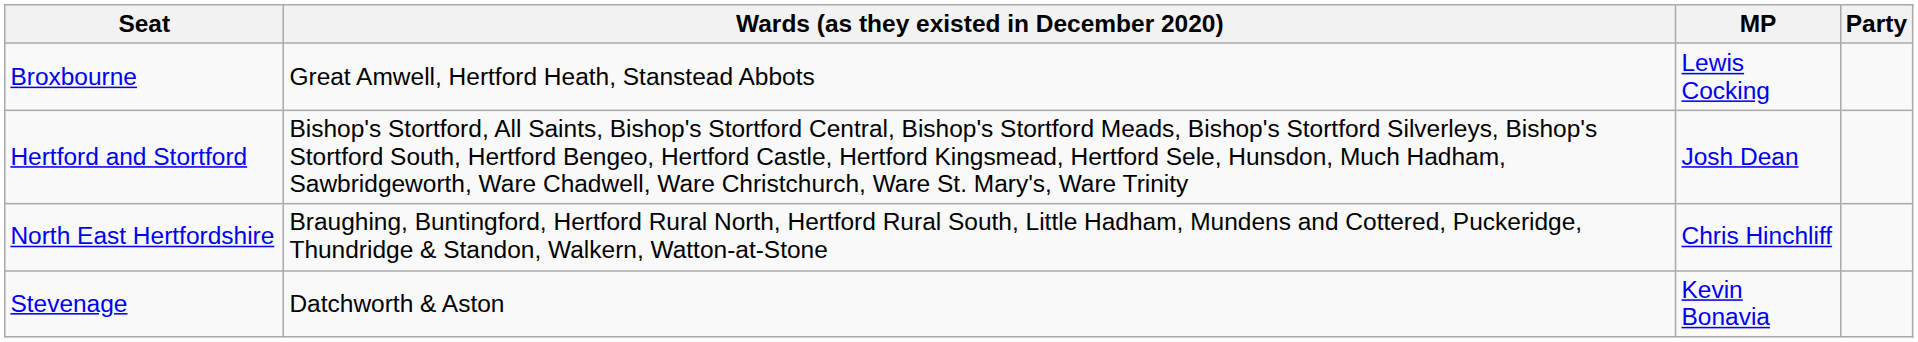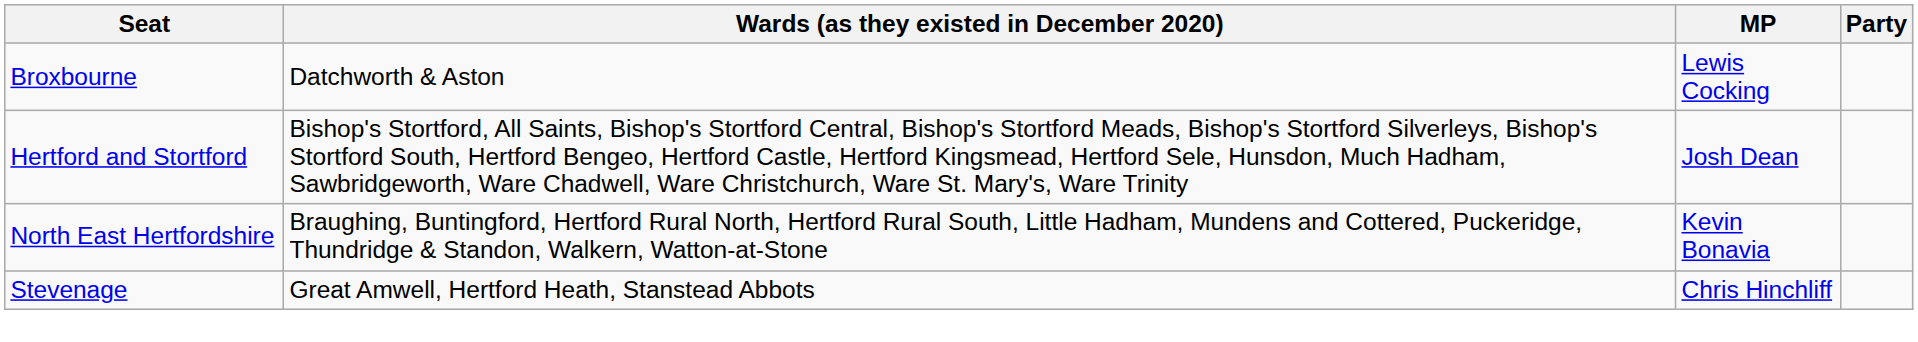(552, 76) Great Amwell, Hertford Heath, Stanstead Abbots -> (397, 76) Datchworth & Aston
(1757, 236) Chris Hinchliff -> (1726, 236) Kevin Bonavia
(397, 303) Datchworth & Aston -> (552, 289) Great Amwell, Hertford Heath, Stanstead Abbots
(1726, 303) Kevin Bonavia -> (1757, 289) Chris Hinchliff
